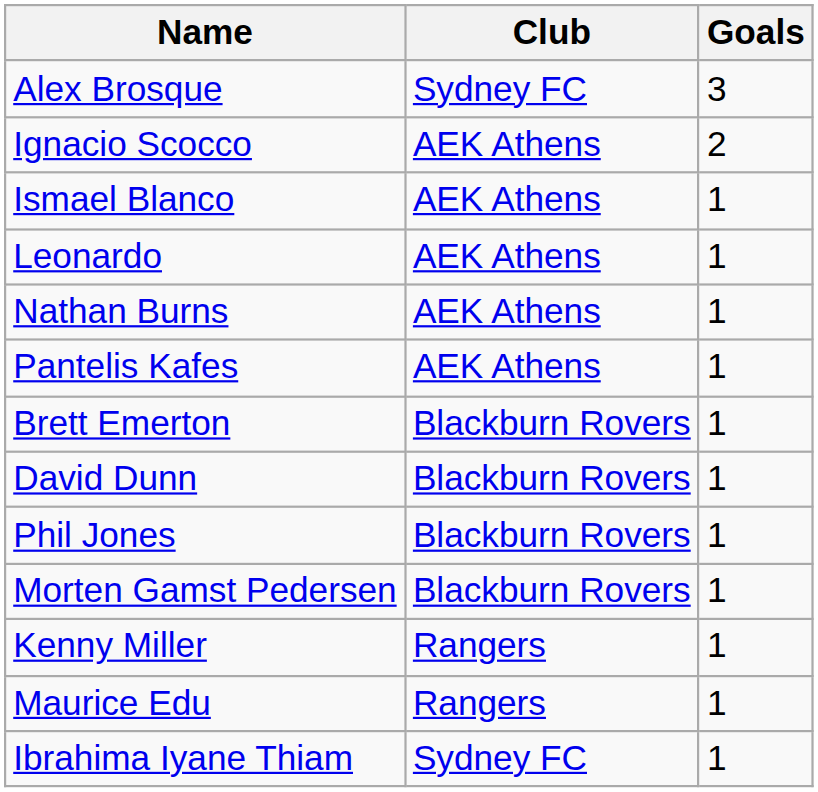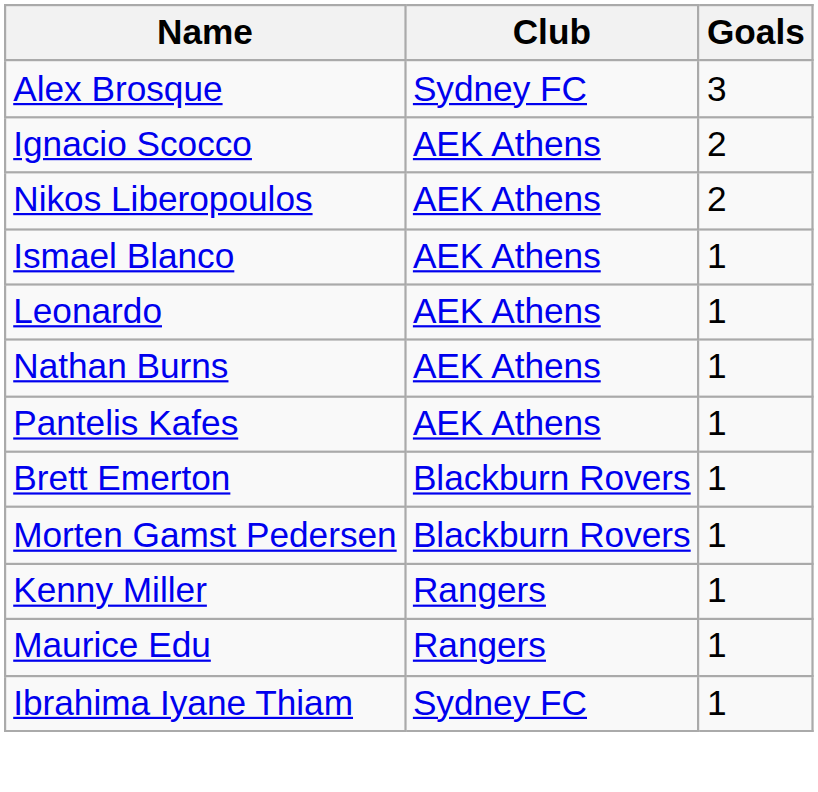+ row: (163, 199)
- row: (105, 479)
- row: (94, 534)
